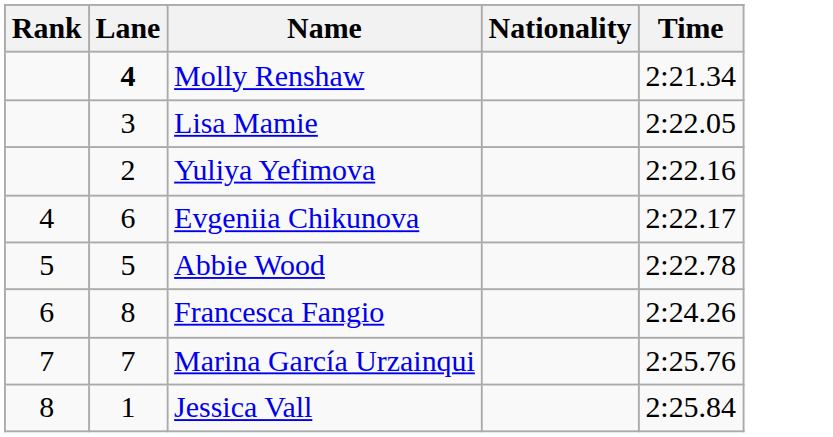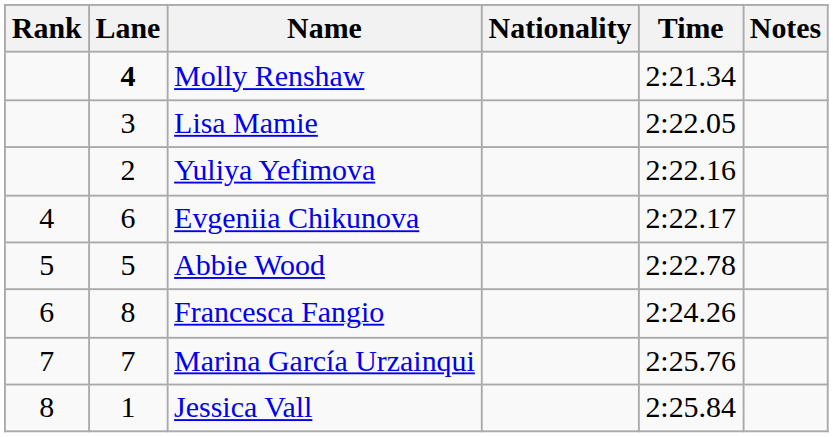+ column: (786, 28)
